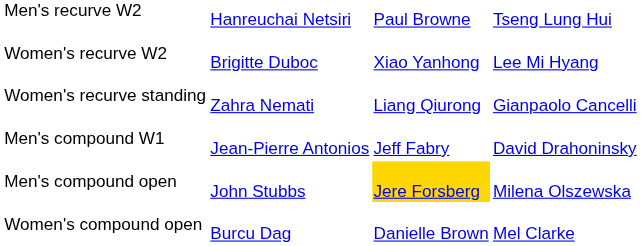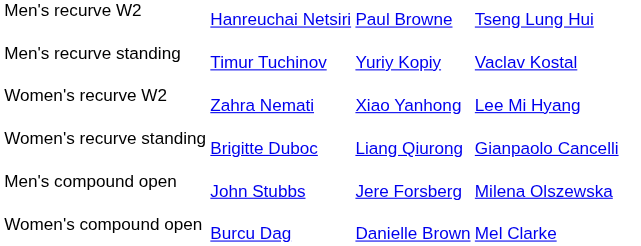+ row: (92, 53)
(264, 62) Brigitte Duboc -> (262, 105) Zahra Nemati
(262, 105) Zahra Nemati -> (264, 148) Brigitte Duboc
- row: (84, 138)
(427, 191) gold background -> (409, 191) no background
